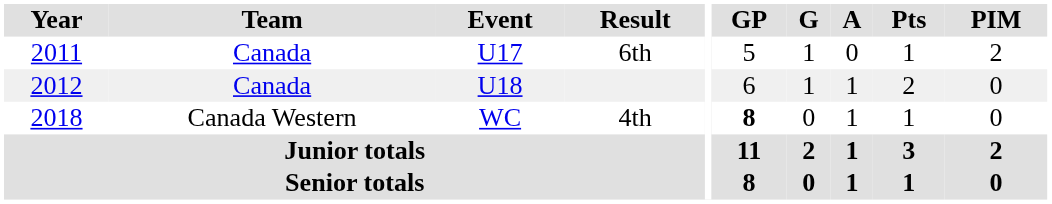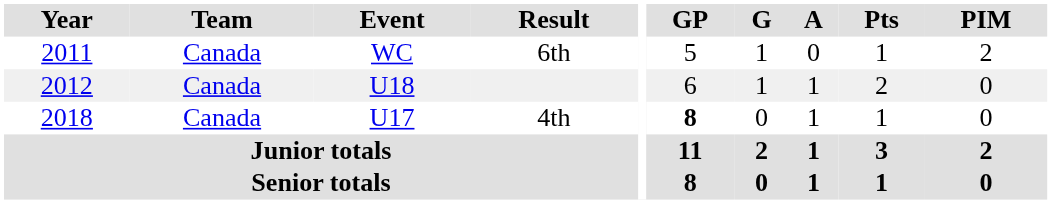(500, 52) U17 -> (392, 52) WC
(272, 117) Canada Western -> (222, 117) Canada
(500, 117) WC -> (392, 117) U17
